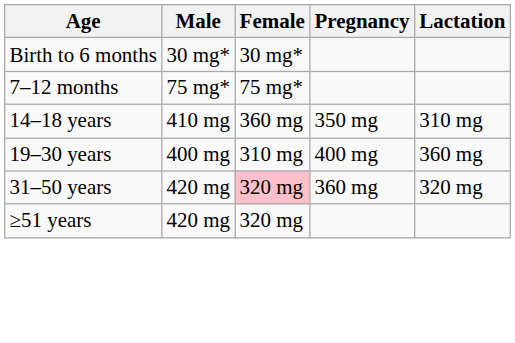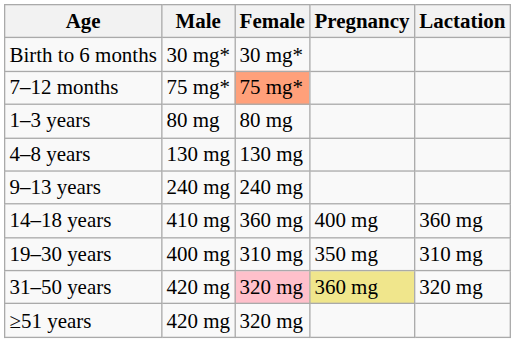(271, 87) no background -> (271, 87) lightsalmon background
+ row: (50, 120)
+ row: (50, 154)
+ row: (55, 187)
(346, 120) 350 mg -> (346, 220) 400 mg
(451, 120) 310 mg -> (451, 220) 360 mg
(346, 154) 400 mg -> (346, 253) 350 mg
(451, 154) 360 mg -> (451, 253) 310 mg
(346, 187) no background -> (346, 287) khaki background
